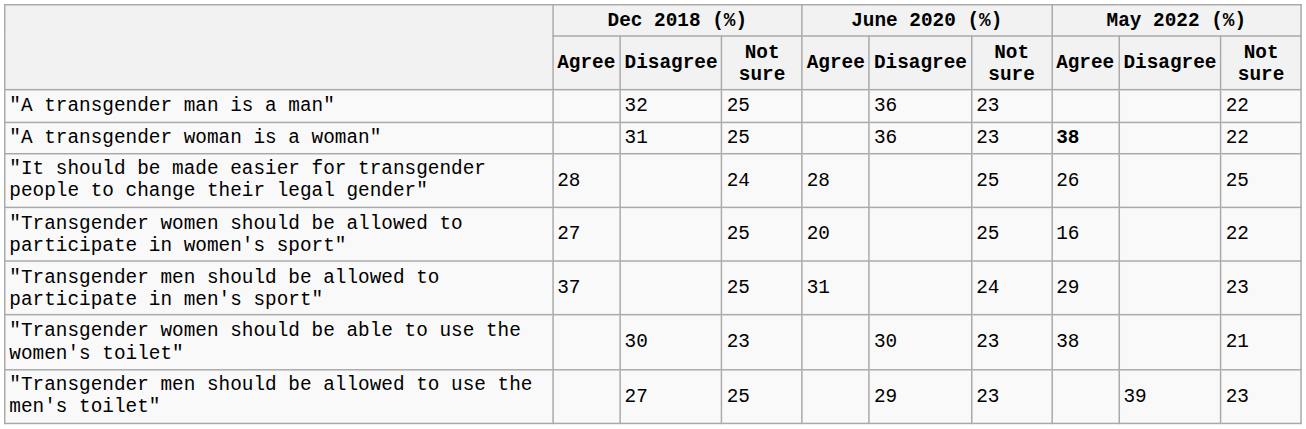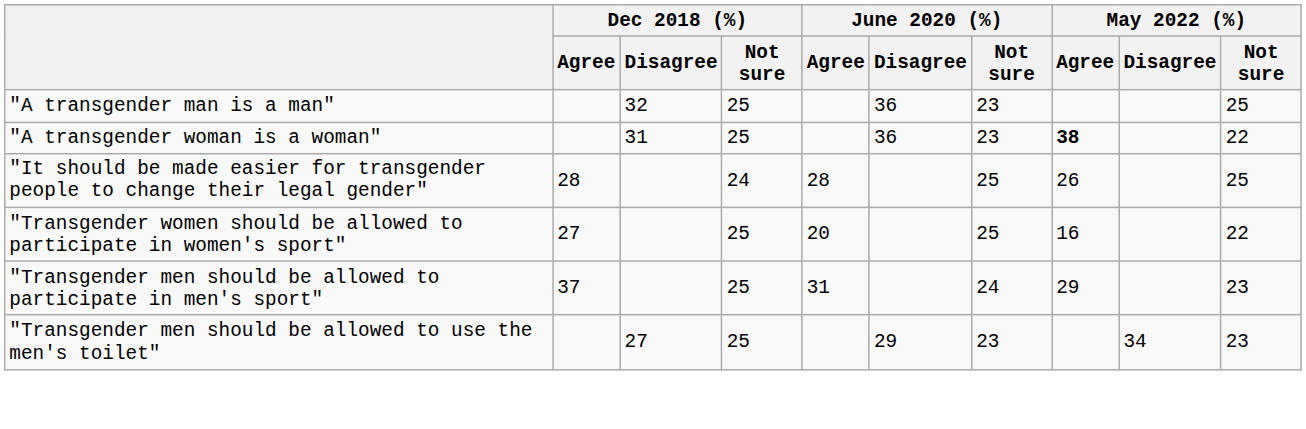(1237, 106) 22 -> (1237, 106) 25
- row: (265, 342)
(1135, 396) 39 -> (1135, 342) 34
